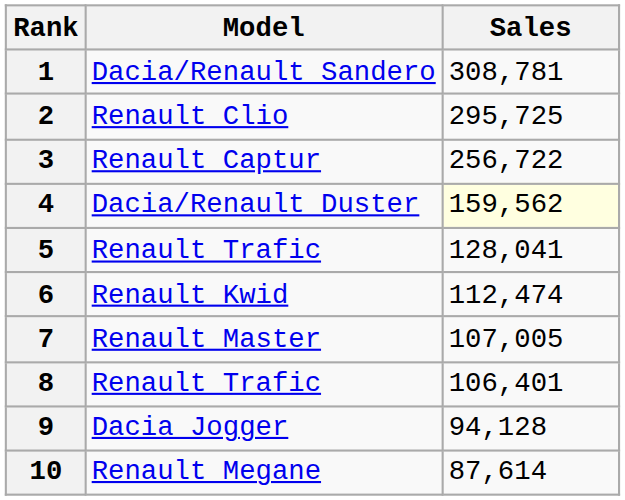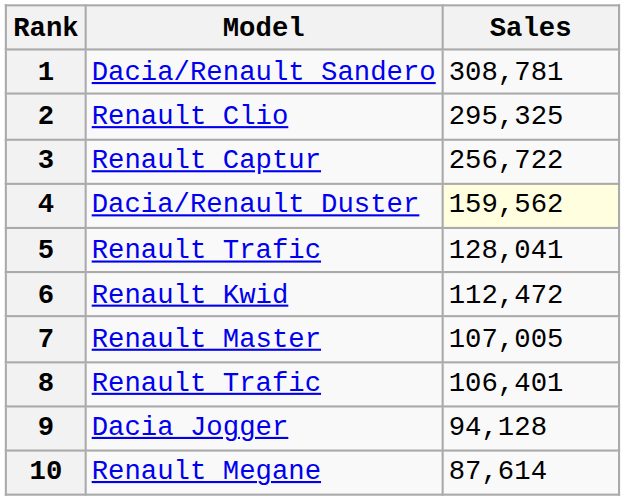(506, 117) 295,725 -> (506, 117) 295,325
(522, 295) 112,474 -> (522, 295) 112,472
